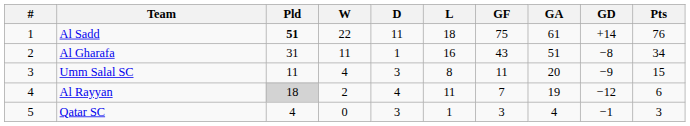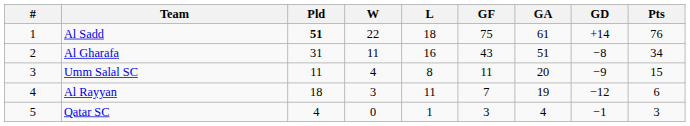- column: (397, 14)
(292, 92) lightgrey background -> (316, 92) no background
(345, 92) 2 -> (373, 92) 3
